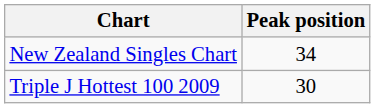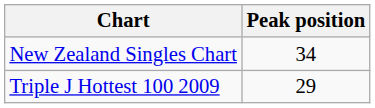(306, 86) 30 -> (306, 86) 29
